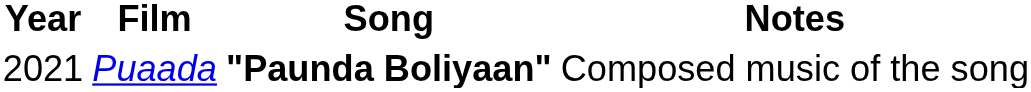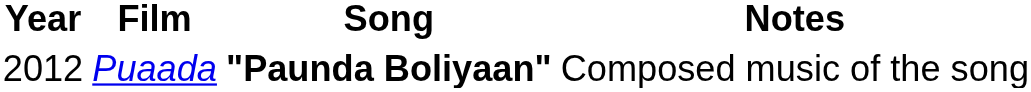(43, 69) 2021 -> (43, 69) 2012
